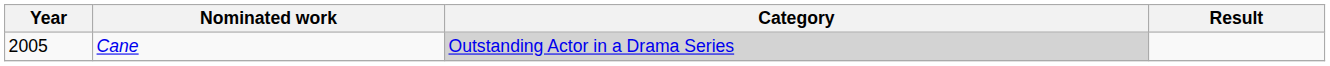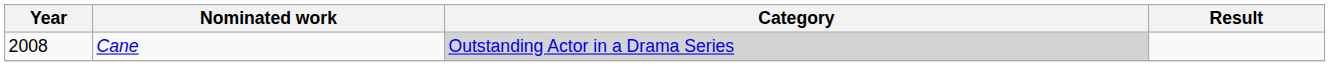(28, 46) 2005 -> (28, 46) 2008
